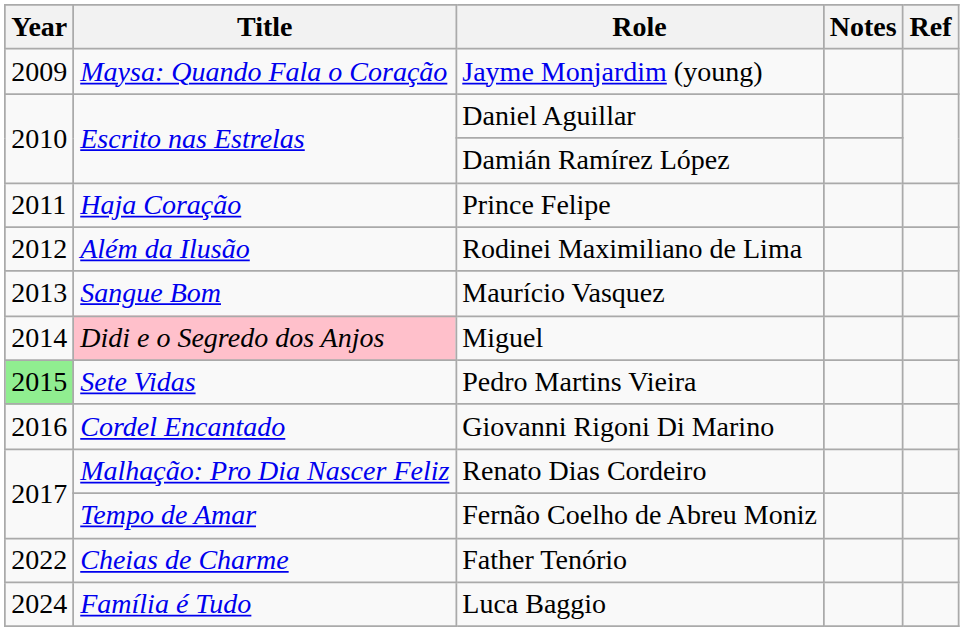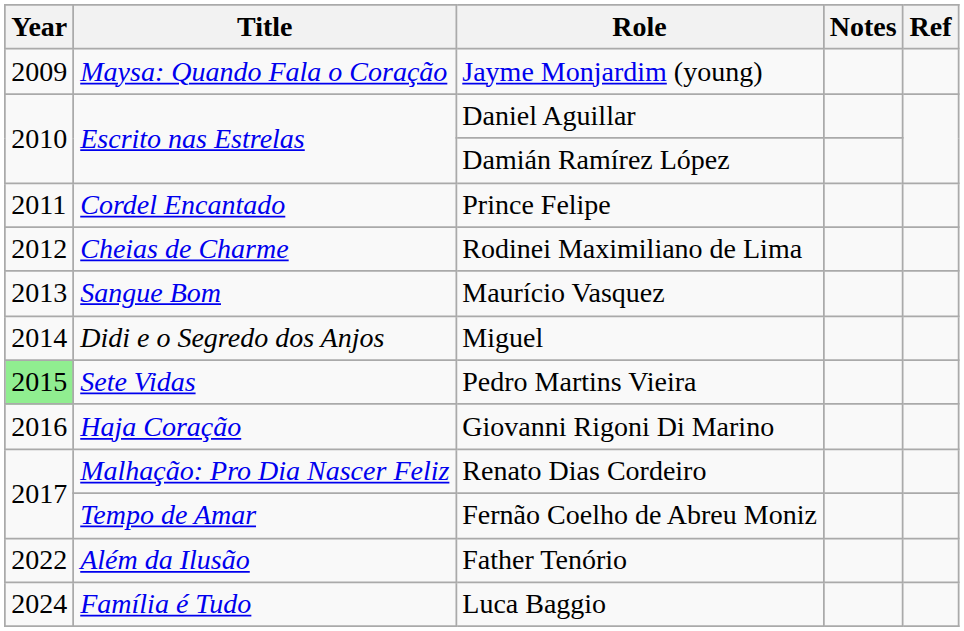(161, 204) Haja Coração -> (183, 204) Cordel Encantado
(165, 248) Além da Ilusão -> (184, 248) Cheias de Charme
(232, 337) pink background -> (232, 337) no background
(183, 426) Cordel Encantado -> (161, 426) Haja Coração
(184, 559) Cheias de Charme -> (165, 559) Além da Ilusão
